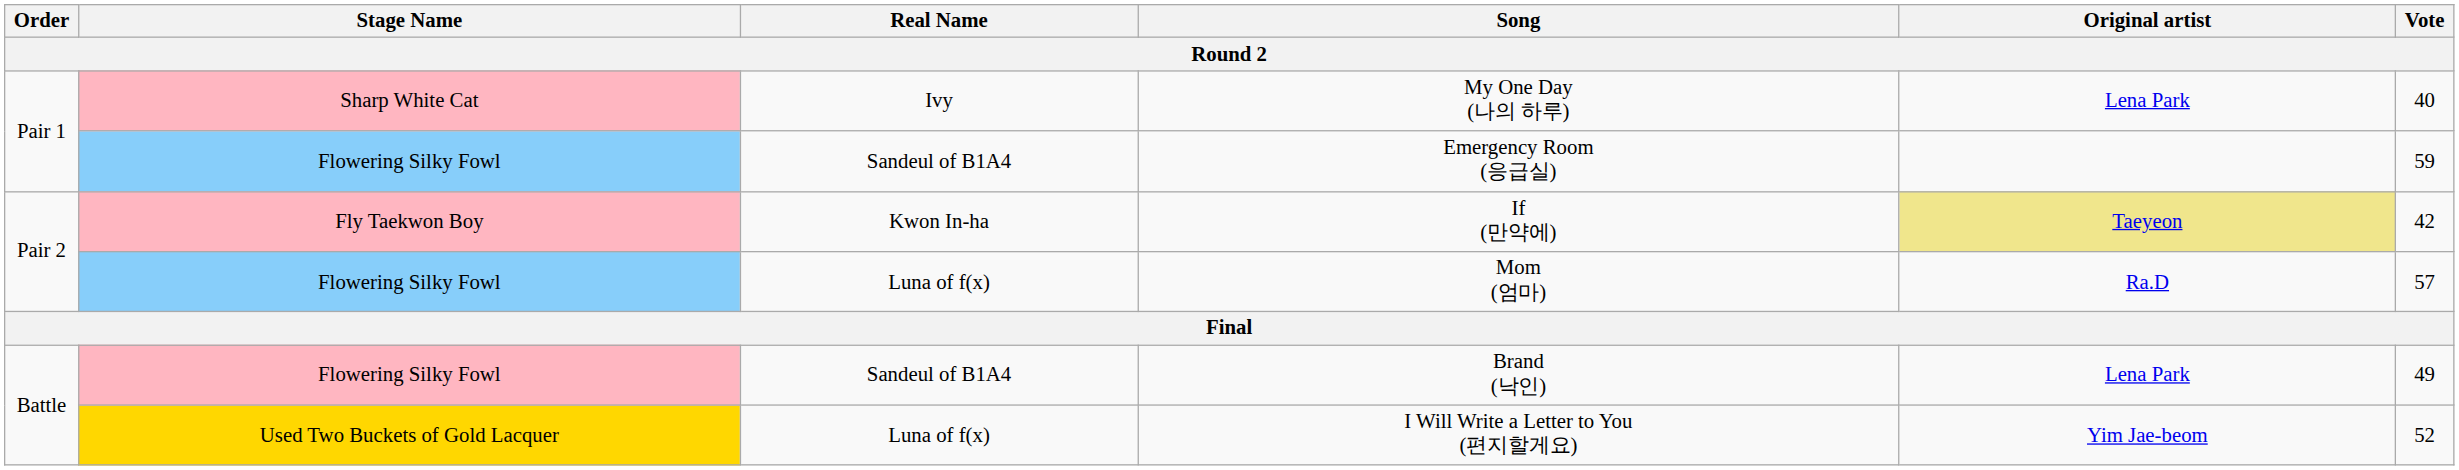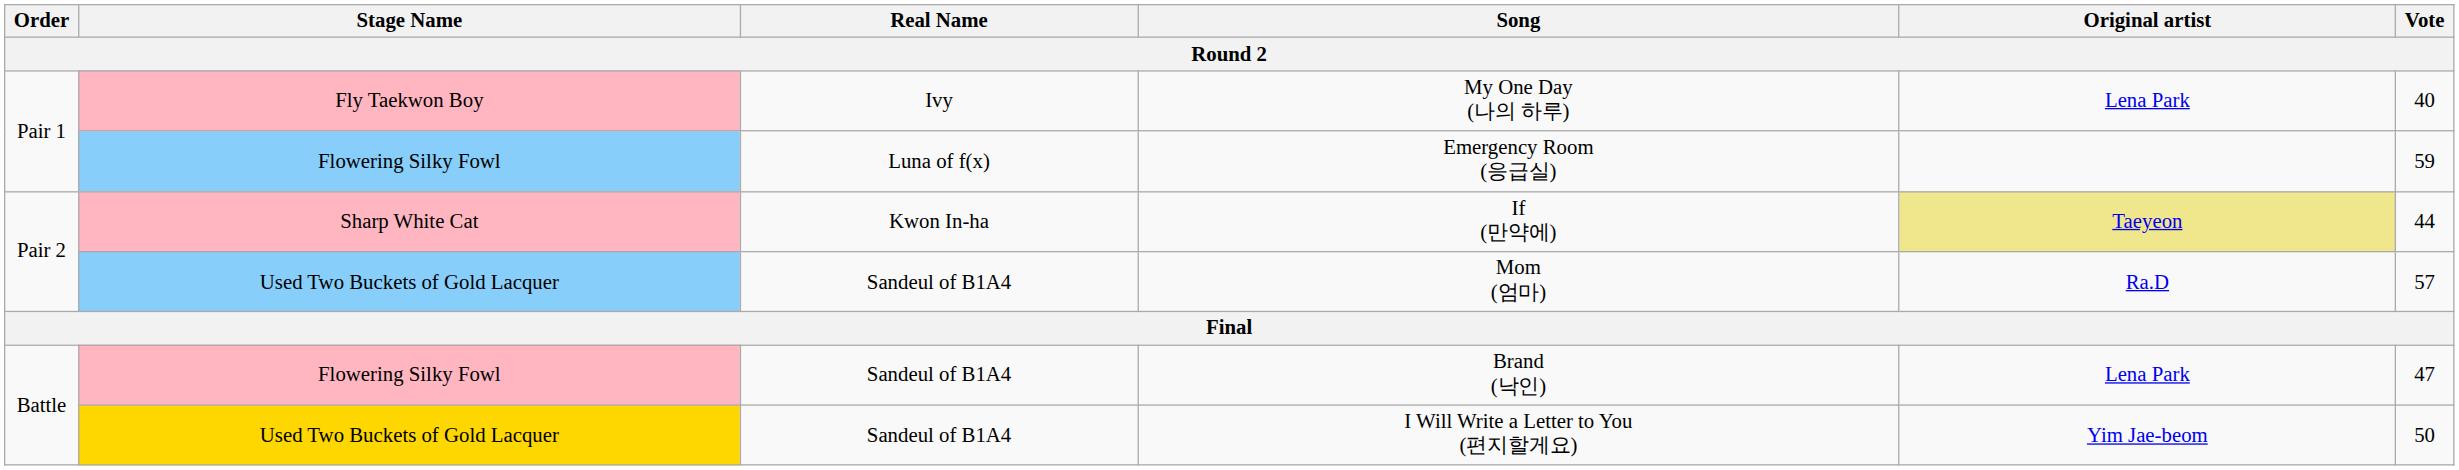(409, 100) Sharp White Cat -> (409, 100) Fly Taekwon Boy
(939, 160) Sandeul of B1A4 -> (939, 160) Luna of f(x)
(409, 221) Fly Taekwon Boy -> (409, 221) Sharp White Cat
(2425, 221) 42 -> (2425, 221) 44
(409, 281) Flowering Silky Fowl -> (409, 281) Used Two Buckets of Gold Lacquer
(939, 281) Luna of f(x) -> (939, 281) Sandeul of B1A4
(2425, 374) 49 -> (2425, 374) 47
(939, 435) Luna of f(x) -> (939, 435) Sandeul of B1A4
(2425, 435) 52 -> (2425, 435) 50
